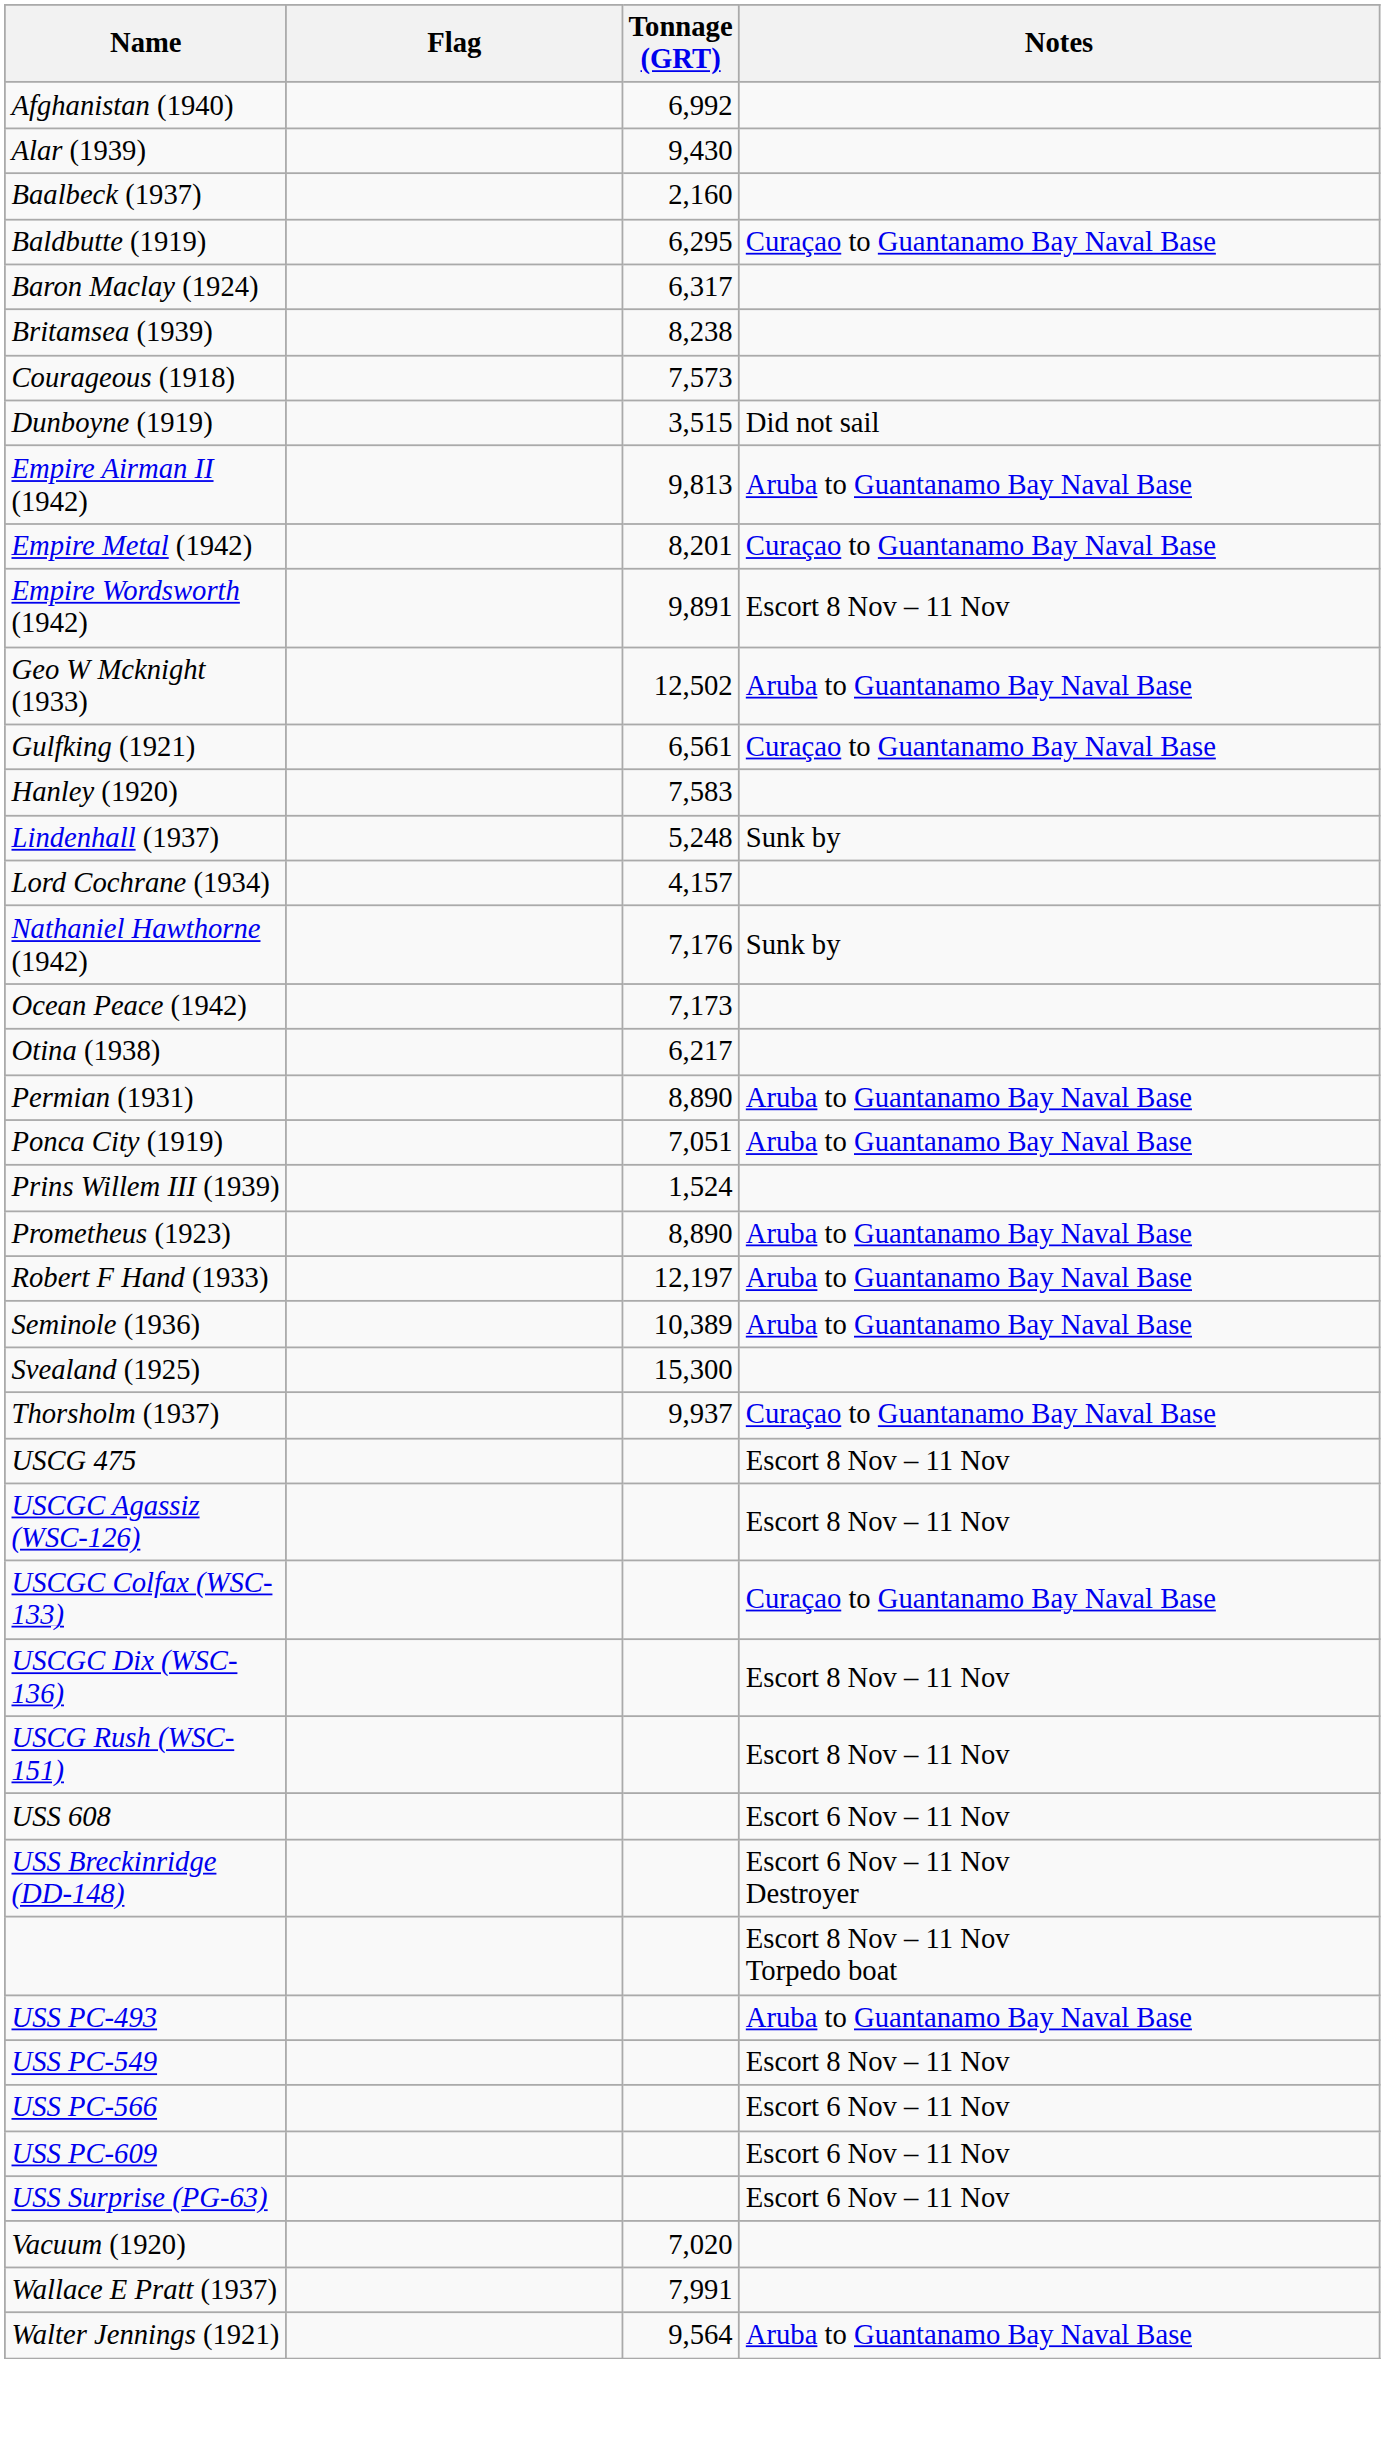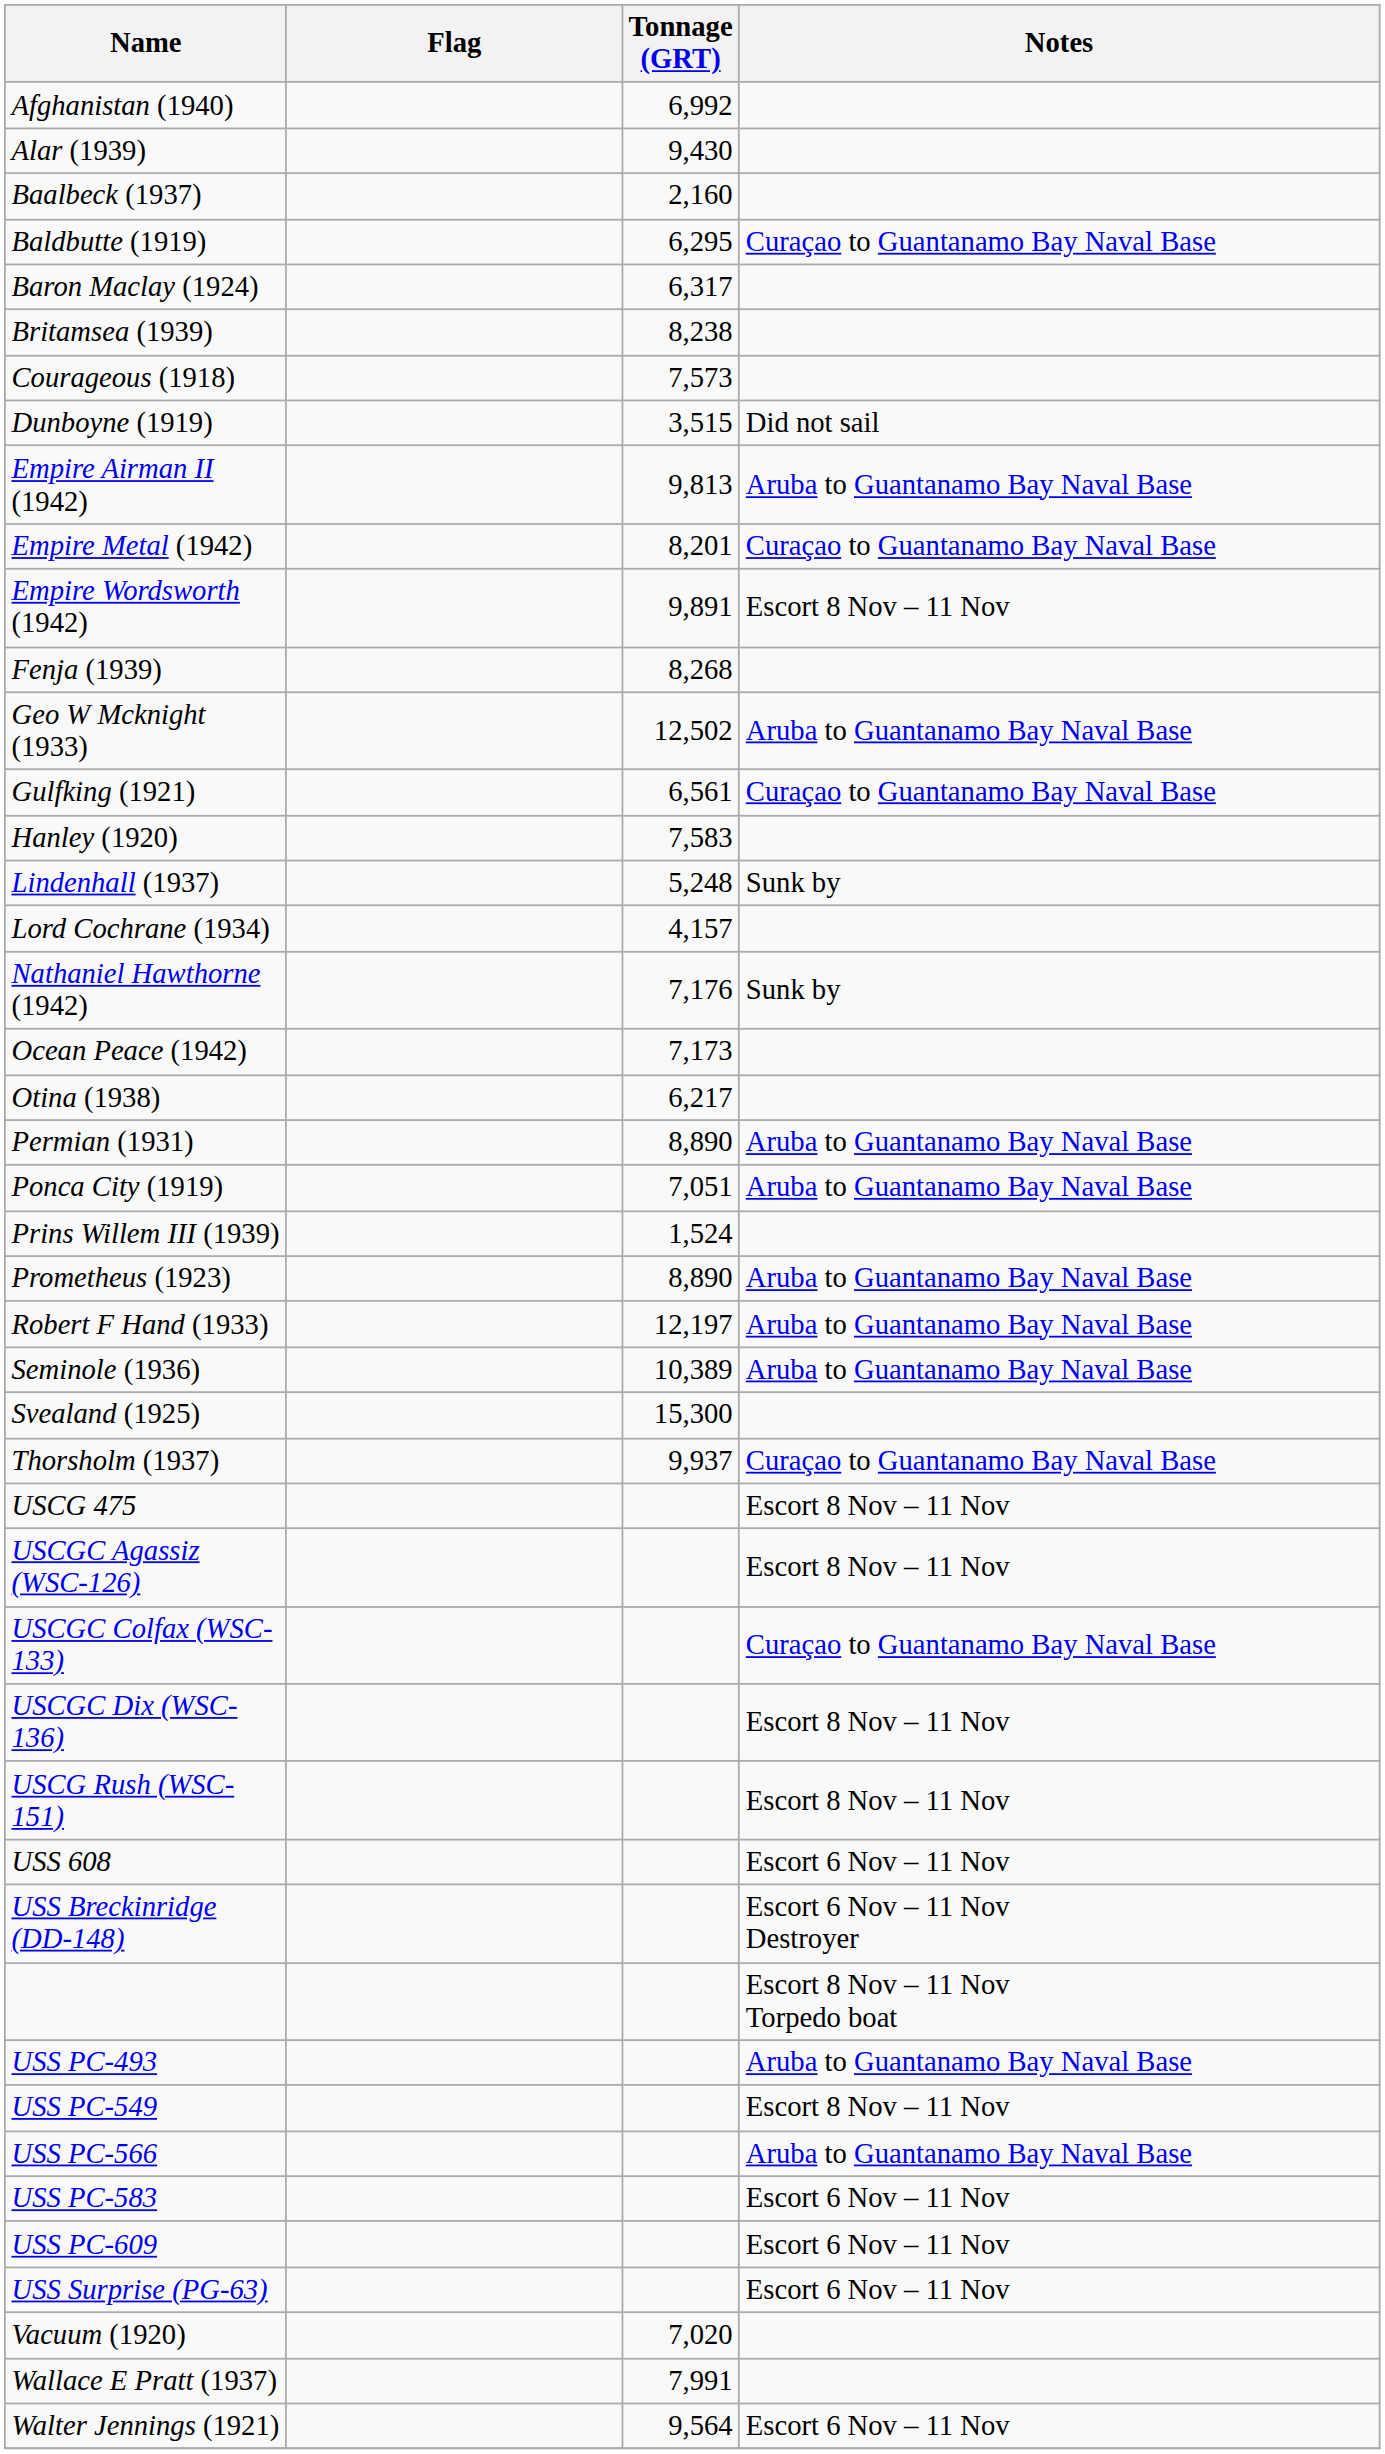+ row: (87, 668)
(878, 2107) Escort 6 Nov – 11 Nov -> (969, 2153) Aruba to Guantanamo Bay Naval Base
+ row: (84, 2198)
(969, 2334) Aruba to Guantanamo Bay Naval Base -> (878, 2425) Escort 6 Nov – 11 Nov
